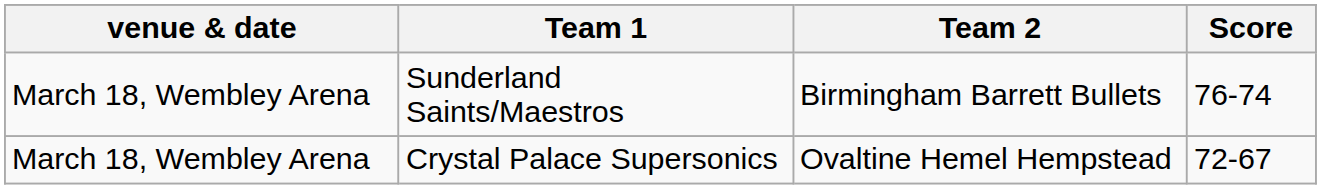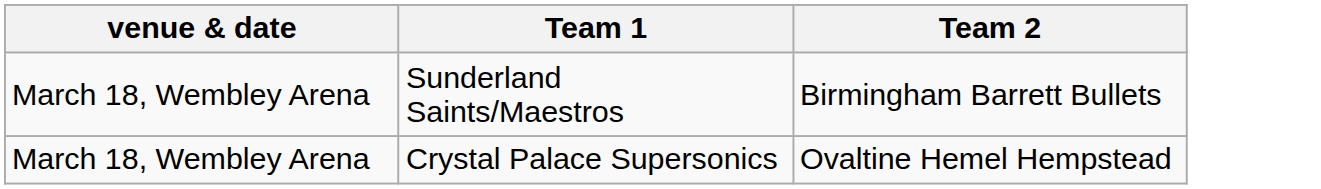- column: (1251, 28)
